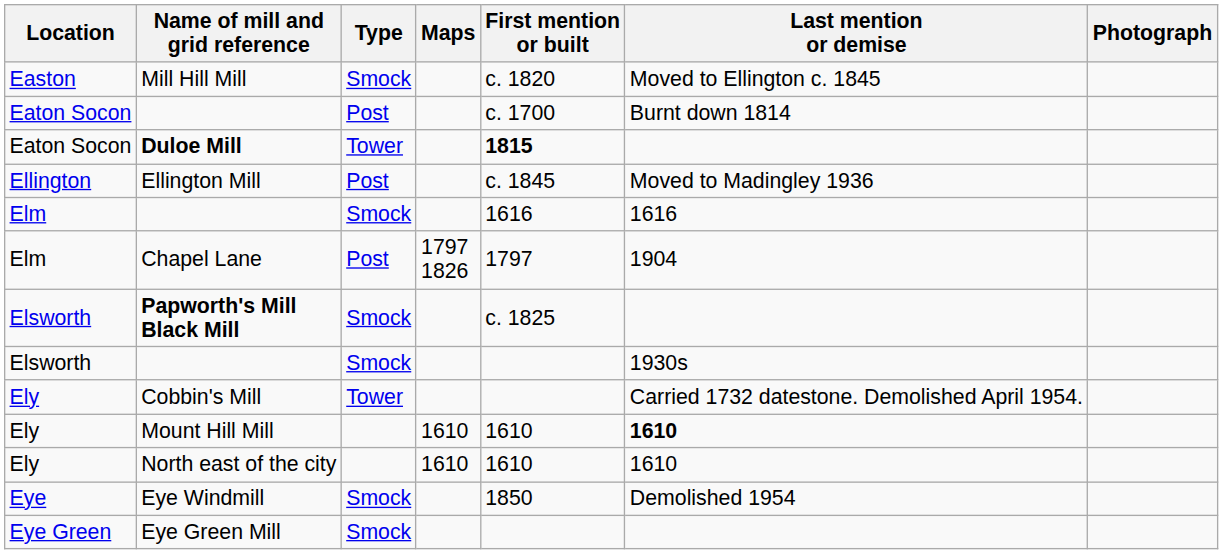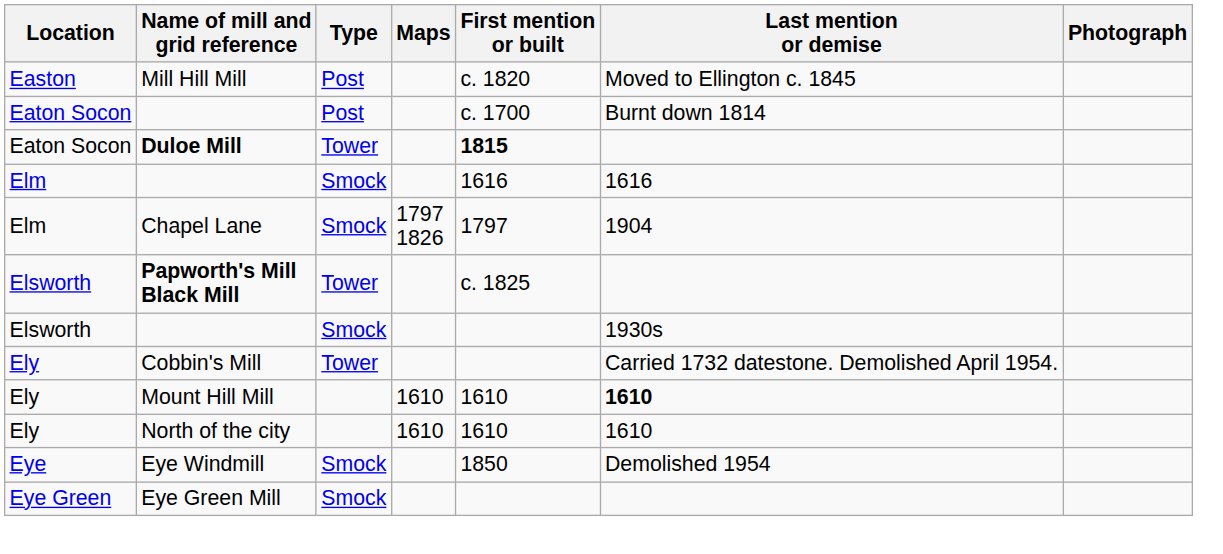(379, 79) Smock -> (343, 79) Post
- row: (50, 180)
(367, 259) Post -> (354, 226) Smock
(379, 317) Smock -> (350, 283) Tower
+ row: (24, 430)
- row: (24, 464)
